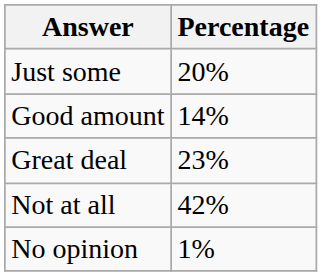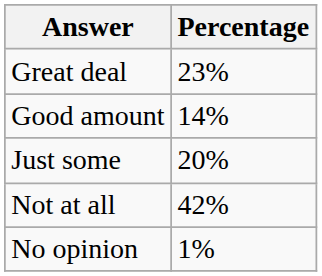rows swapped: (69, 159) <-> (66, 71)
